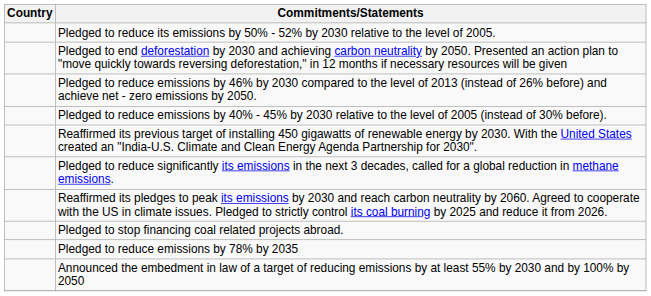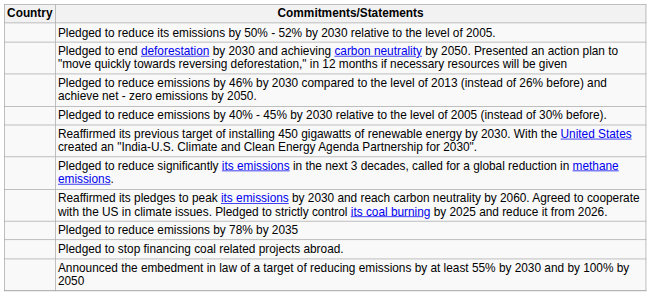rows swapped: (201, 230) <-> (178, 249)
